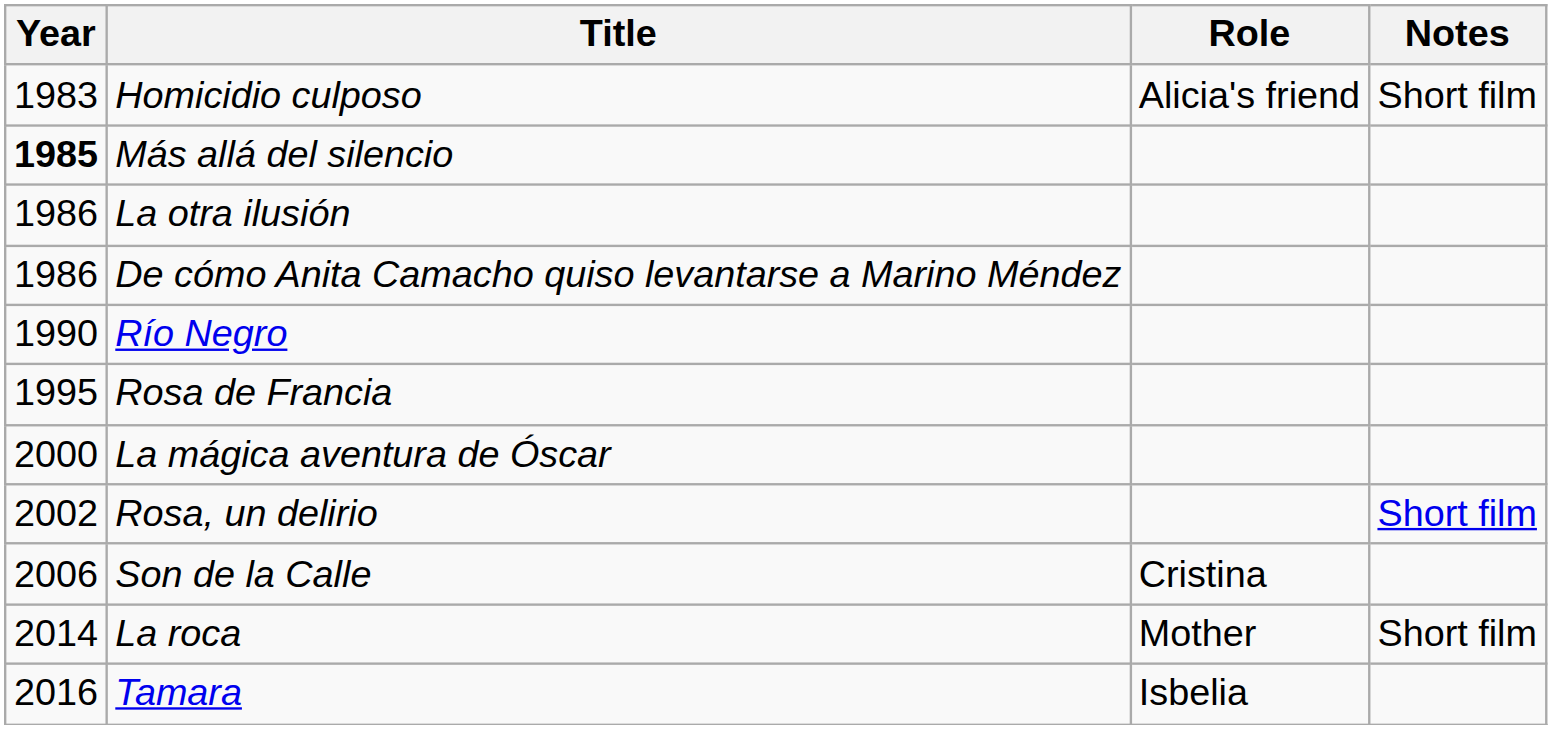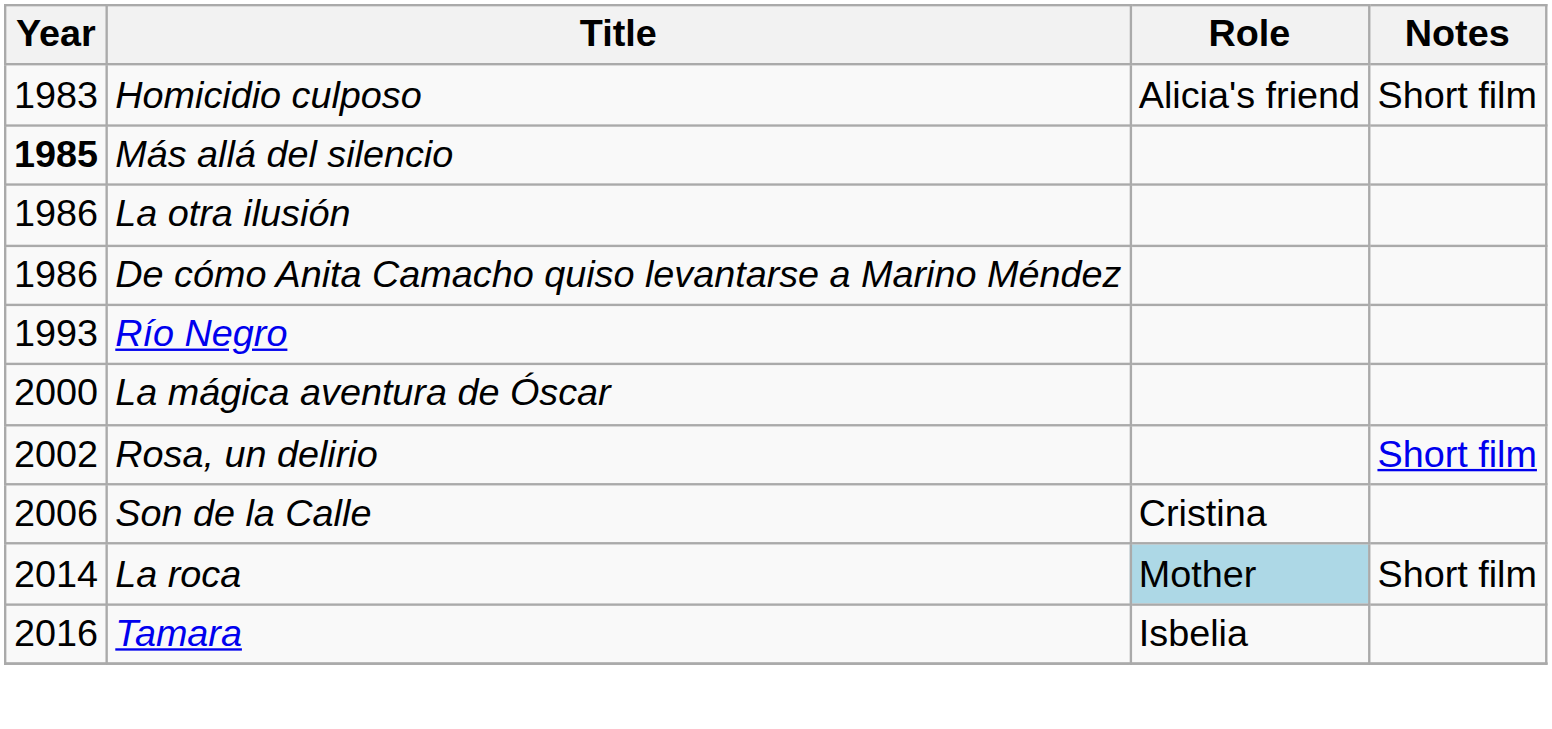(56, 333) 1990 -> (56, 333) 1993
- row: (254, 393)
(1198, 633) no background -> (1198, 573) lightblue background
